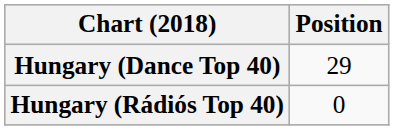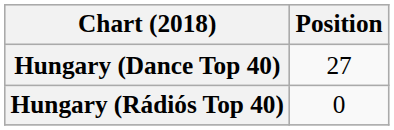(339, 64) 29 -> (339, 64) 27
